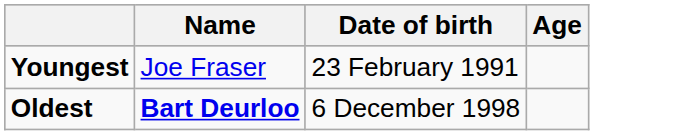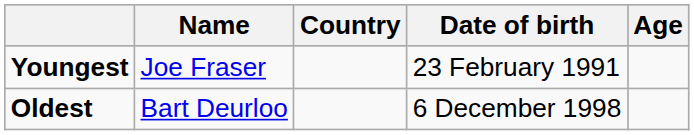+ column: (350, 25)
(220, 108) bold -> (214, 108) normal
